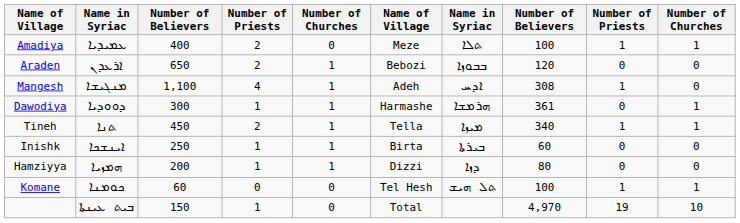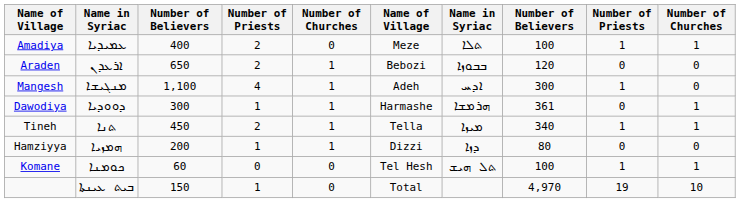(545, 86) 308 -> (545, 86) 300
- row: (40, 147)
